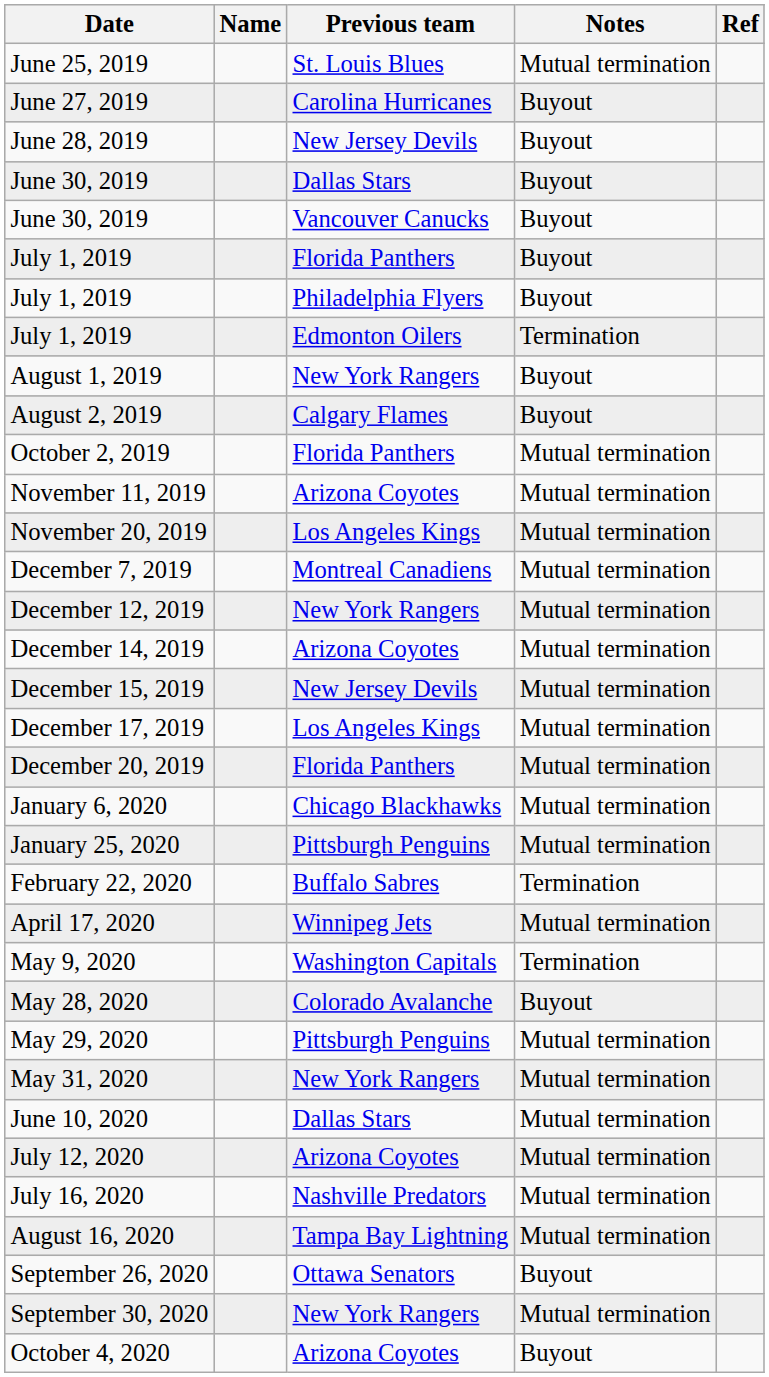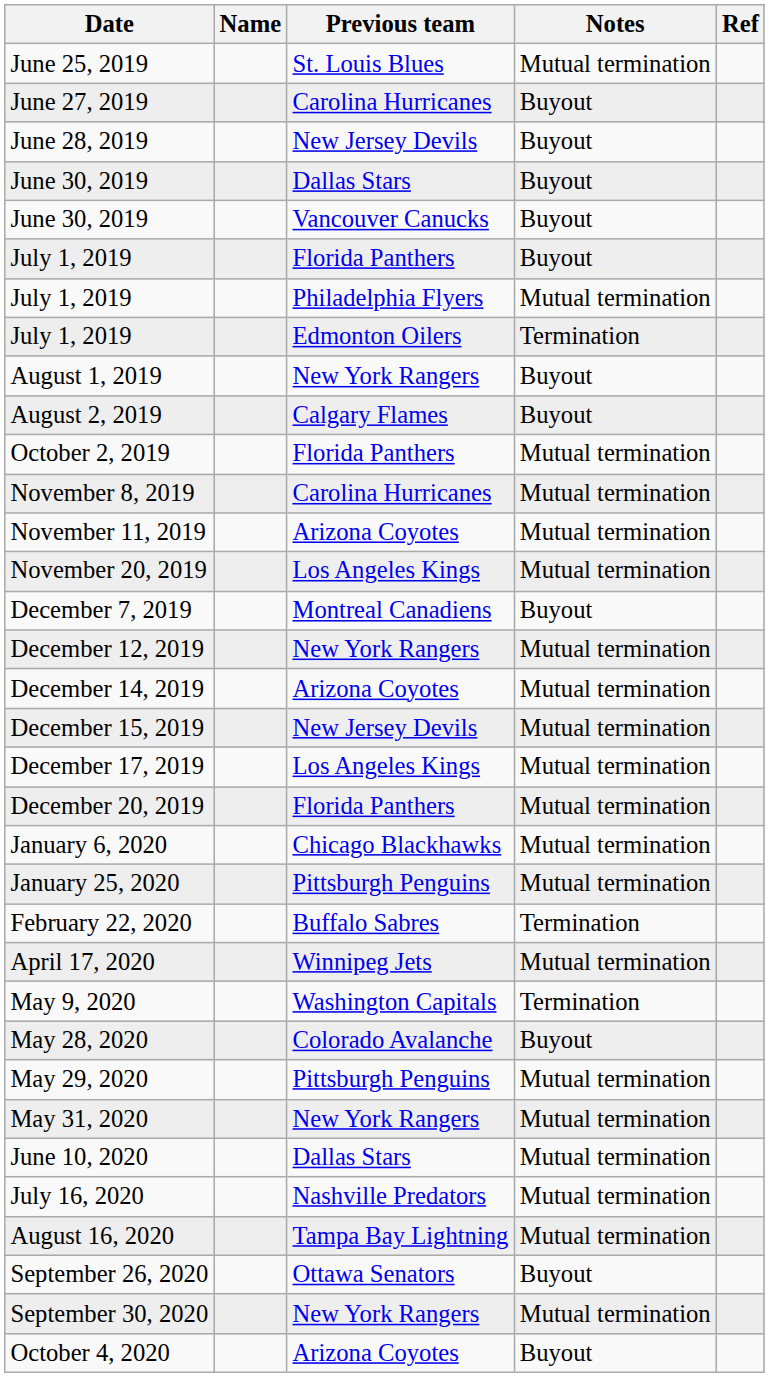(556, 297) Buyout -> (615, 297) Mutual termination
+ row: (102, 492)
(615, 571) Mutual termination -> (556, 610) Buyout
- row: (77, 1157)
